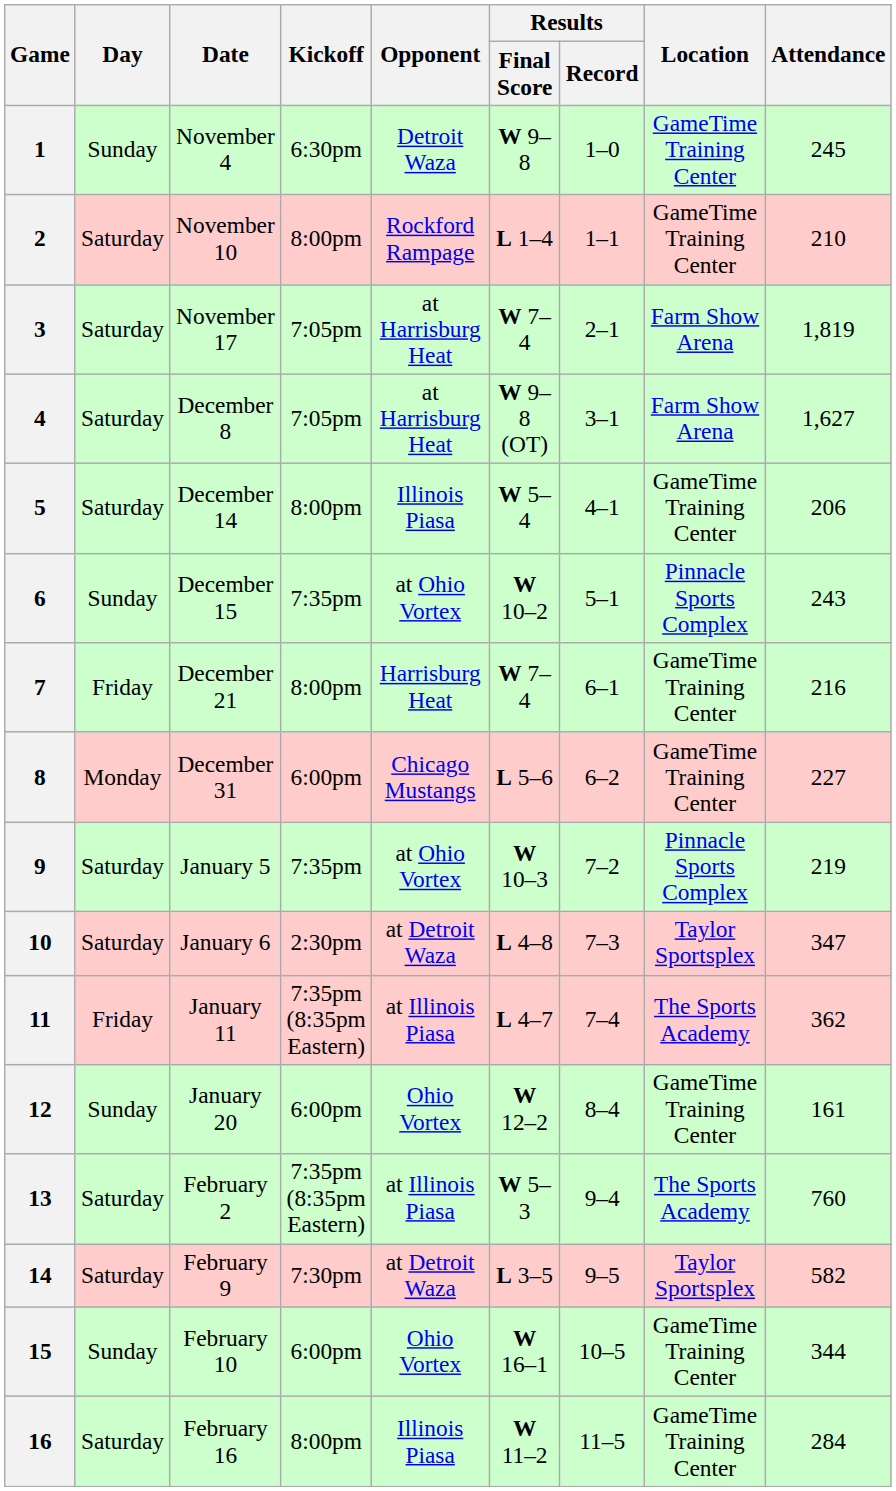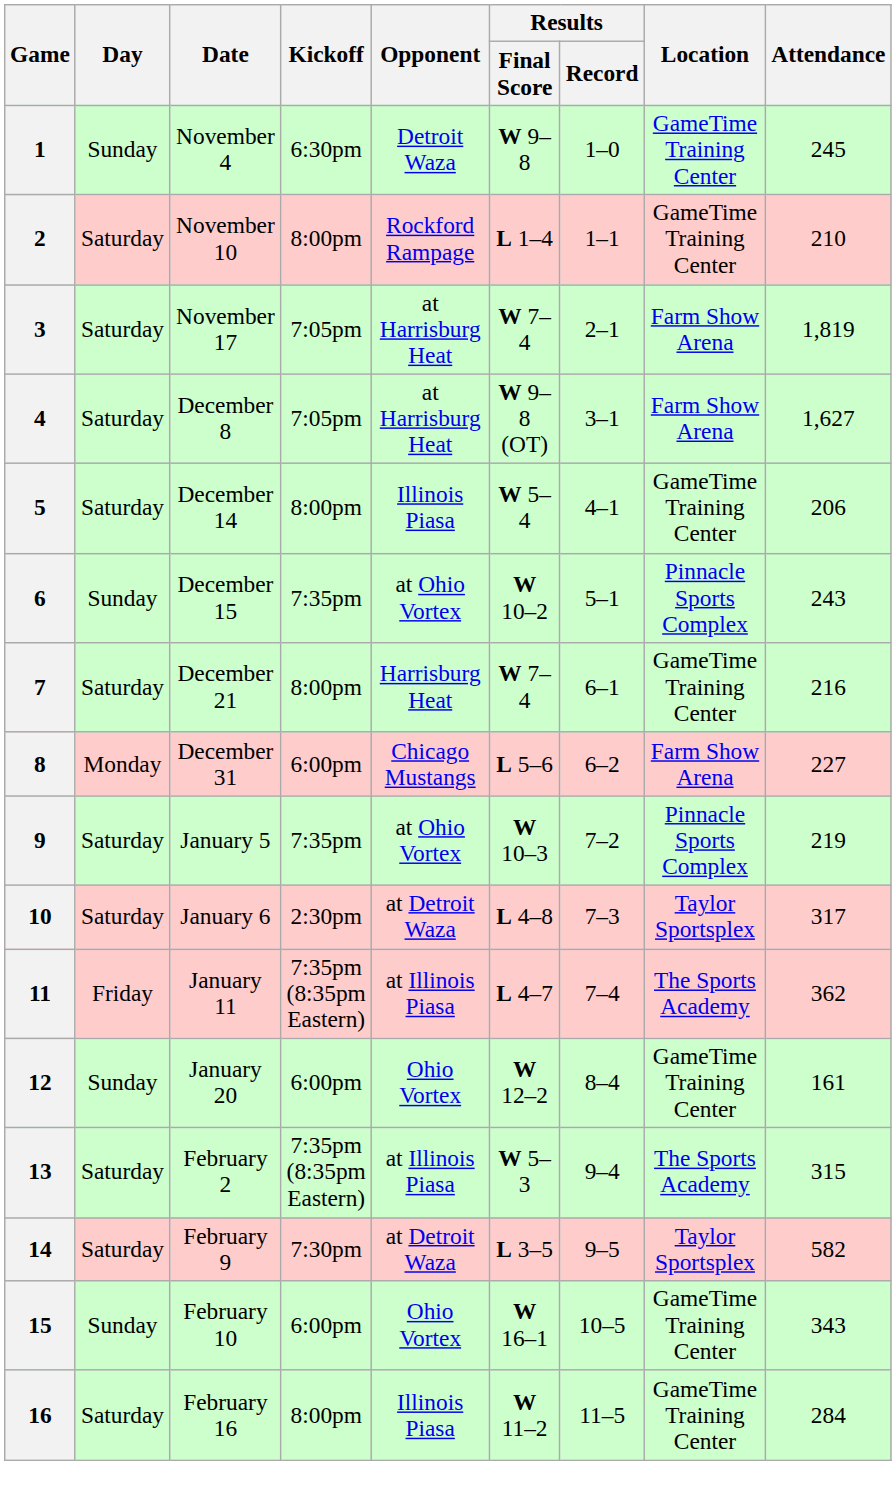(122, 687) Friday -> (122, 687) Saturday
(705, 776) GameTime Training Center -> (705, 763) Farm Show Arena
(828, 943) 347 -> (828, 916) 317
(828, 1198) 760 -> (828, 1172) 315
(828, 1351) 344 -> (828, 1325) 343
